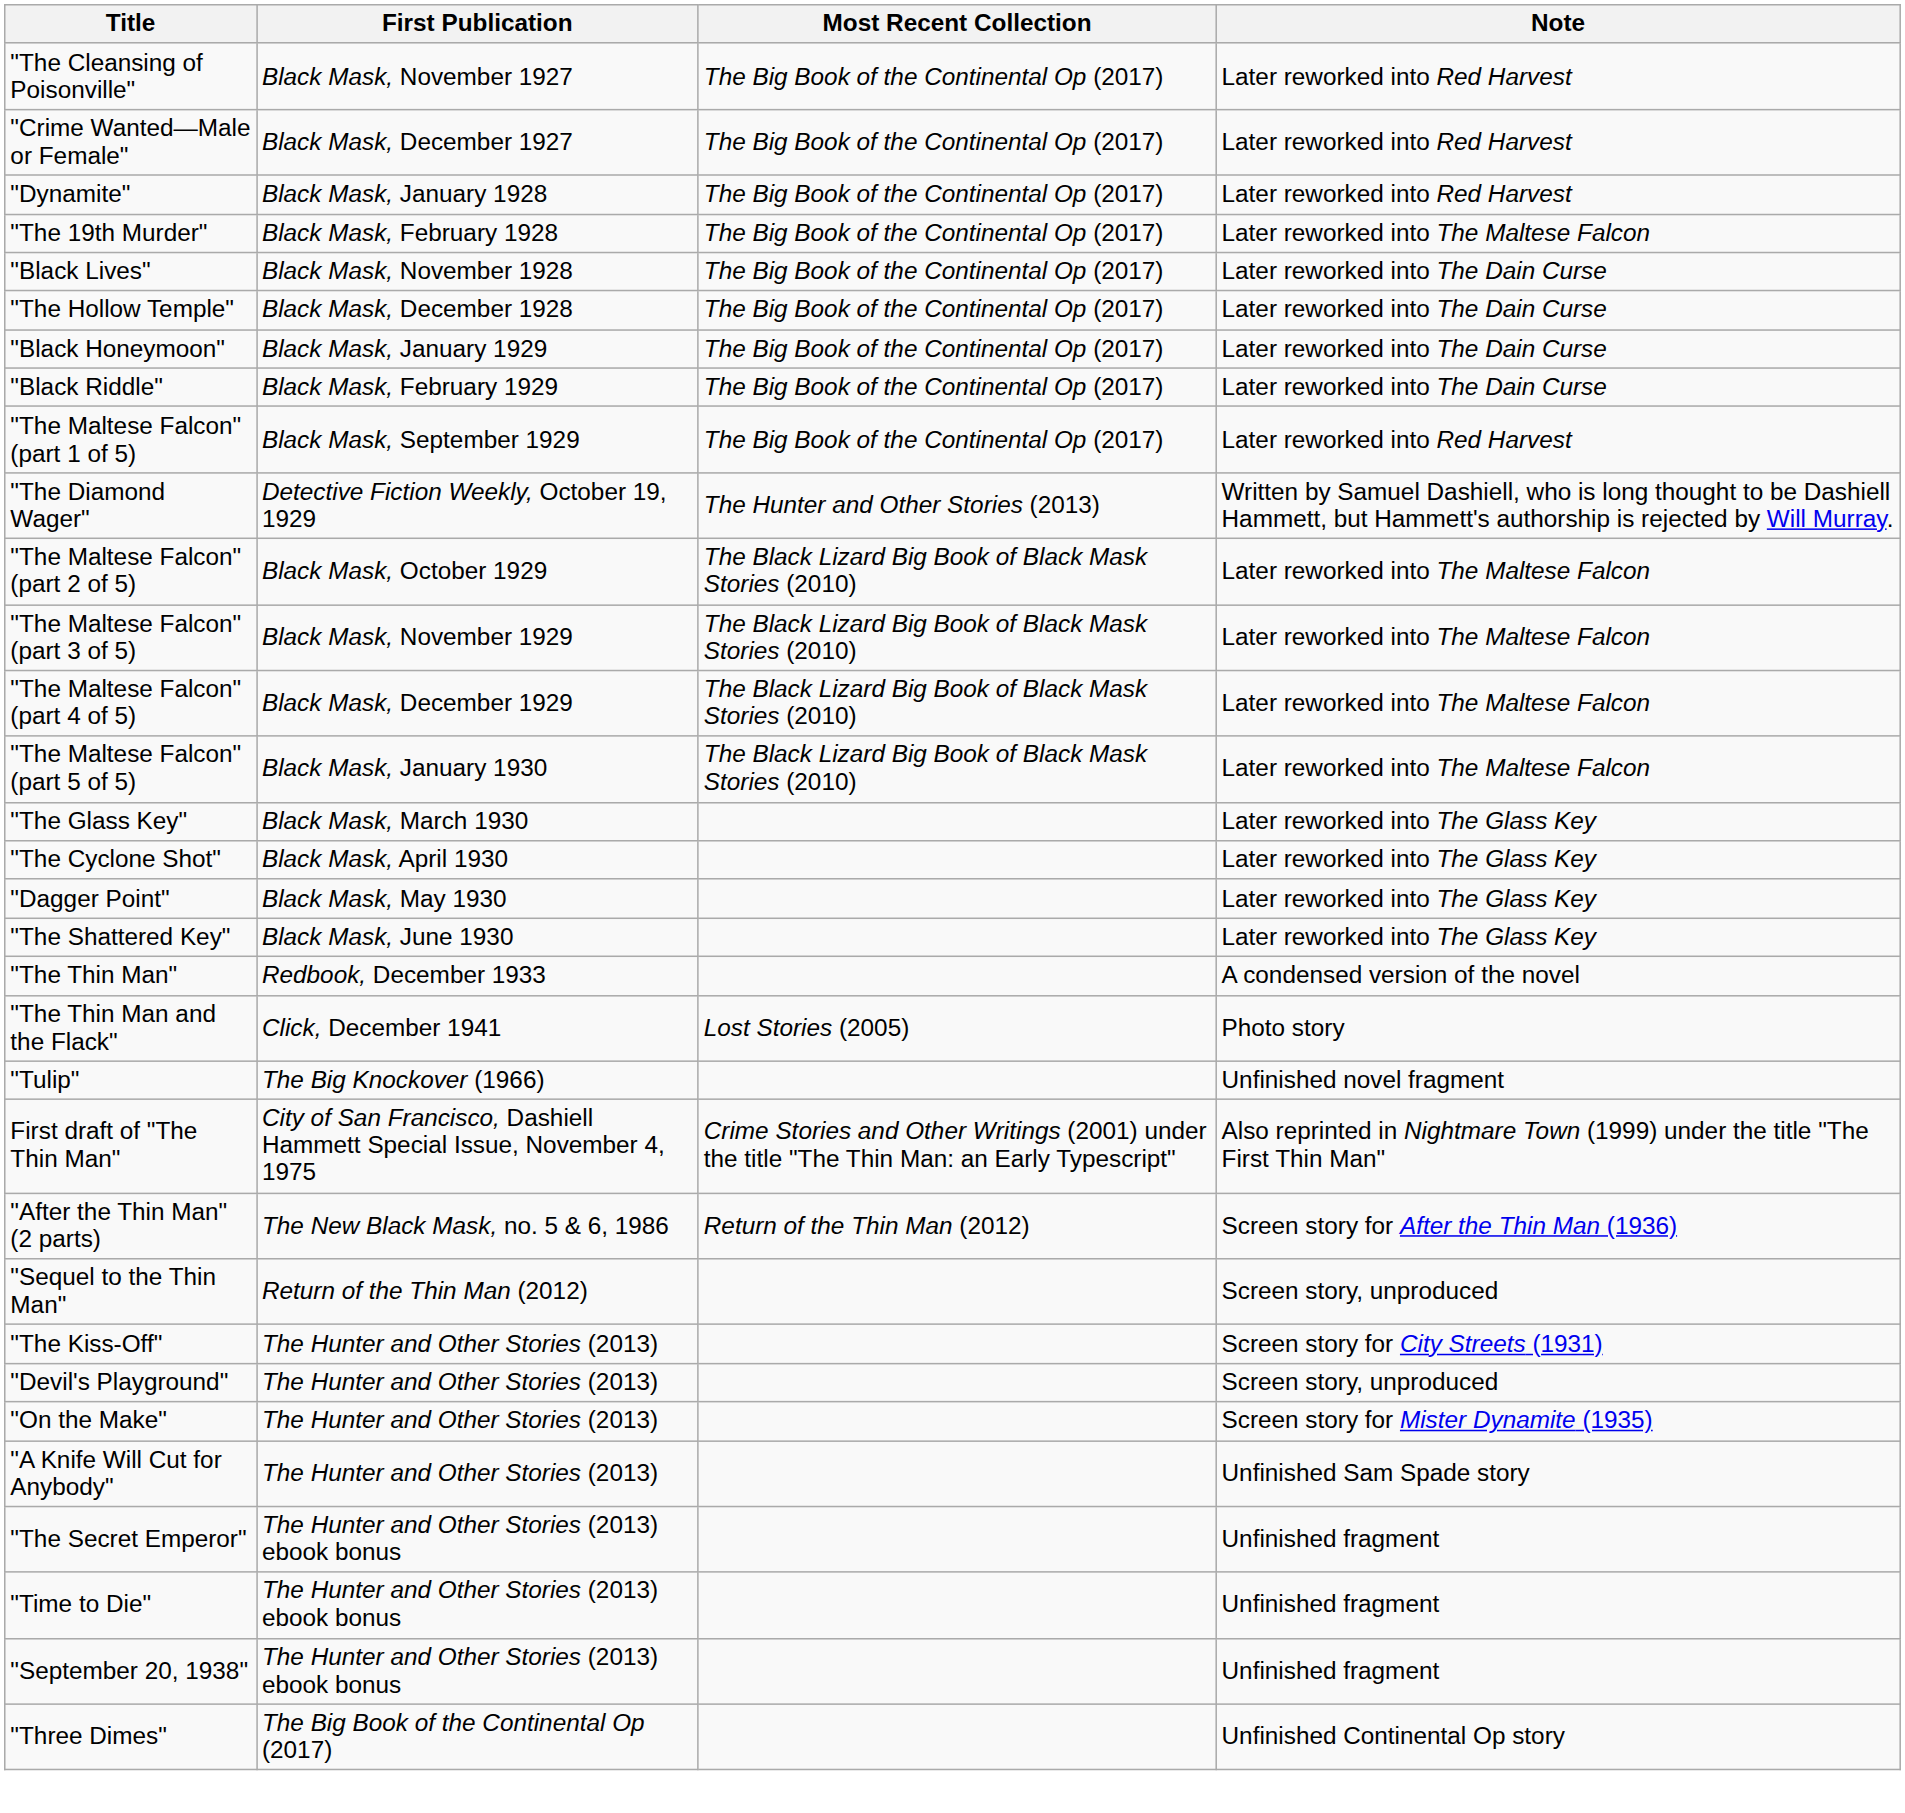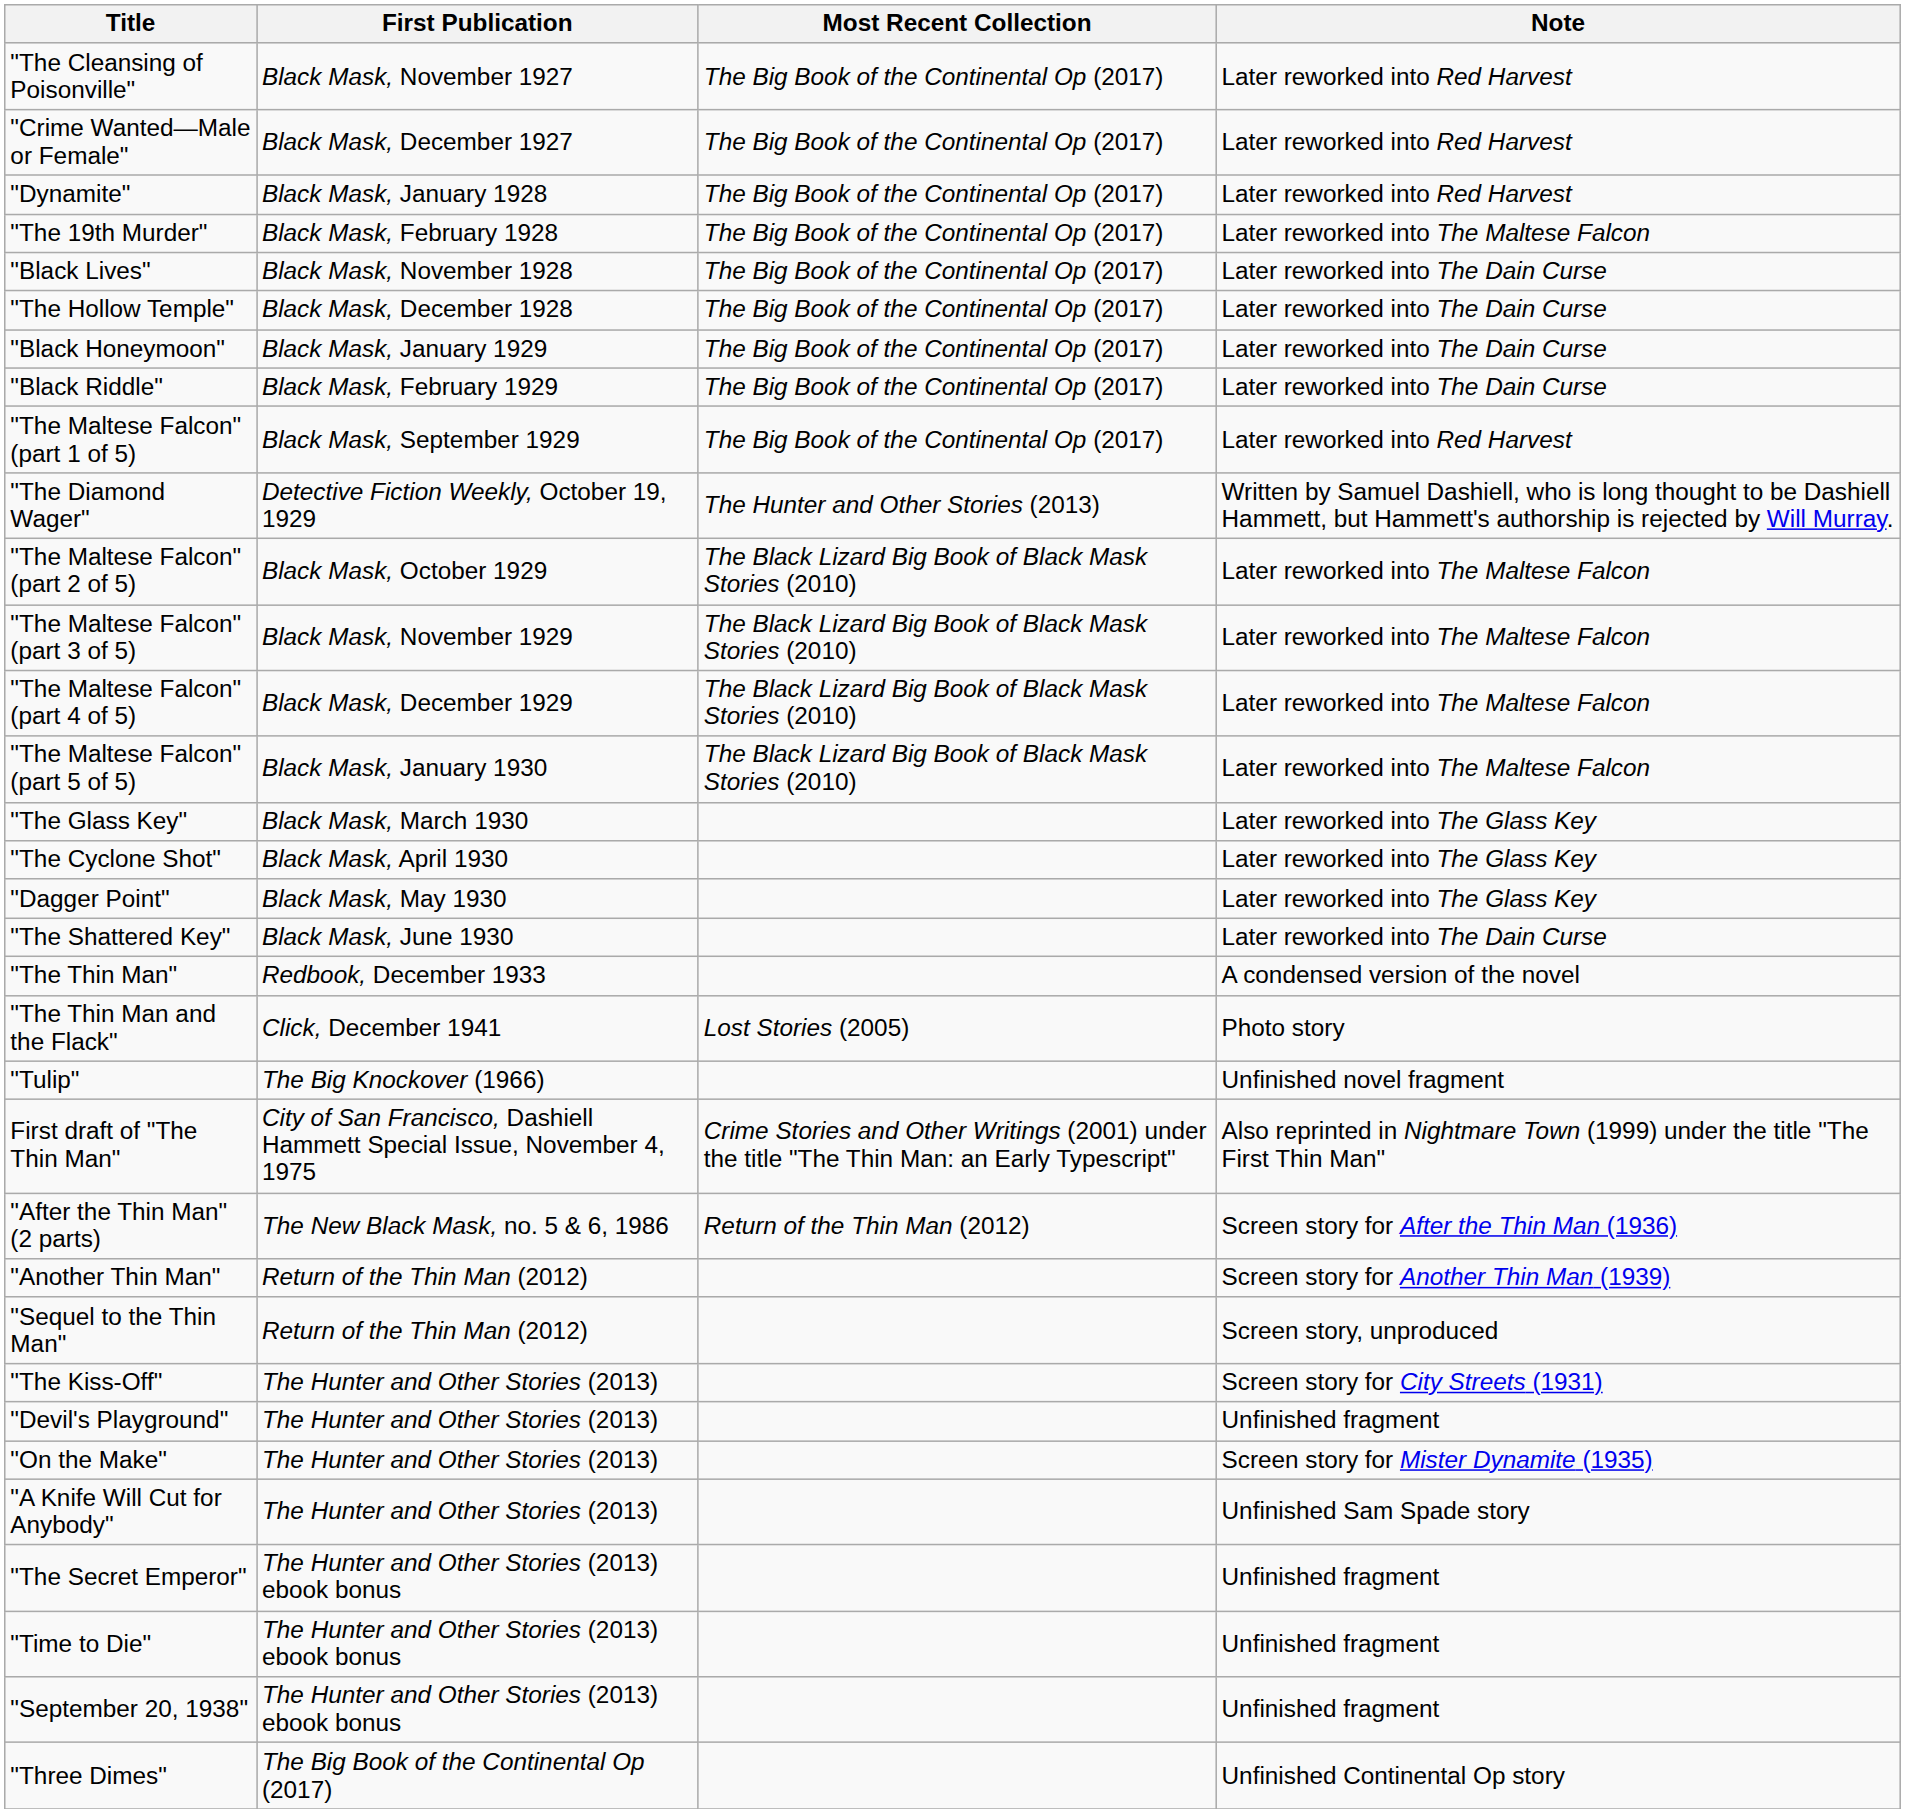(1409, 936) Later reworked into The Glass Key -> (1414, 936) Later reworked into The Dain Curse
+ row: (115, 1277)
(1360, 1382) Screen story, unproduced -> (1330, 1420) Unfinished fragment
